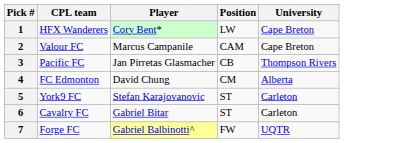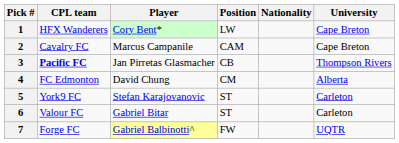+ column: (286, 12)
(61, 46) Valour FC -> (64, 46) Cavalry FC
(62, 63) normal -> (63, 63) bold
(64, 113) Cavalry FC -> (61, 113) Valour FC
